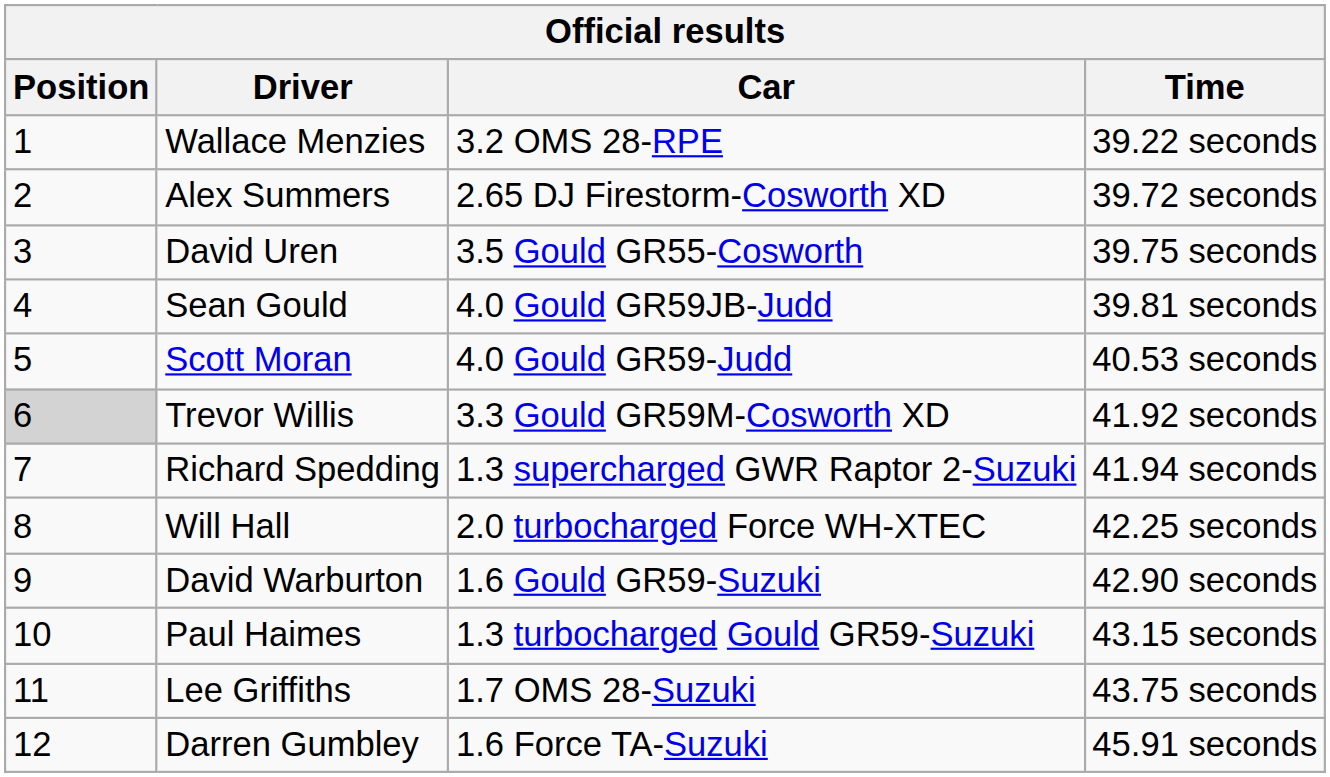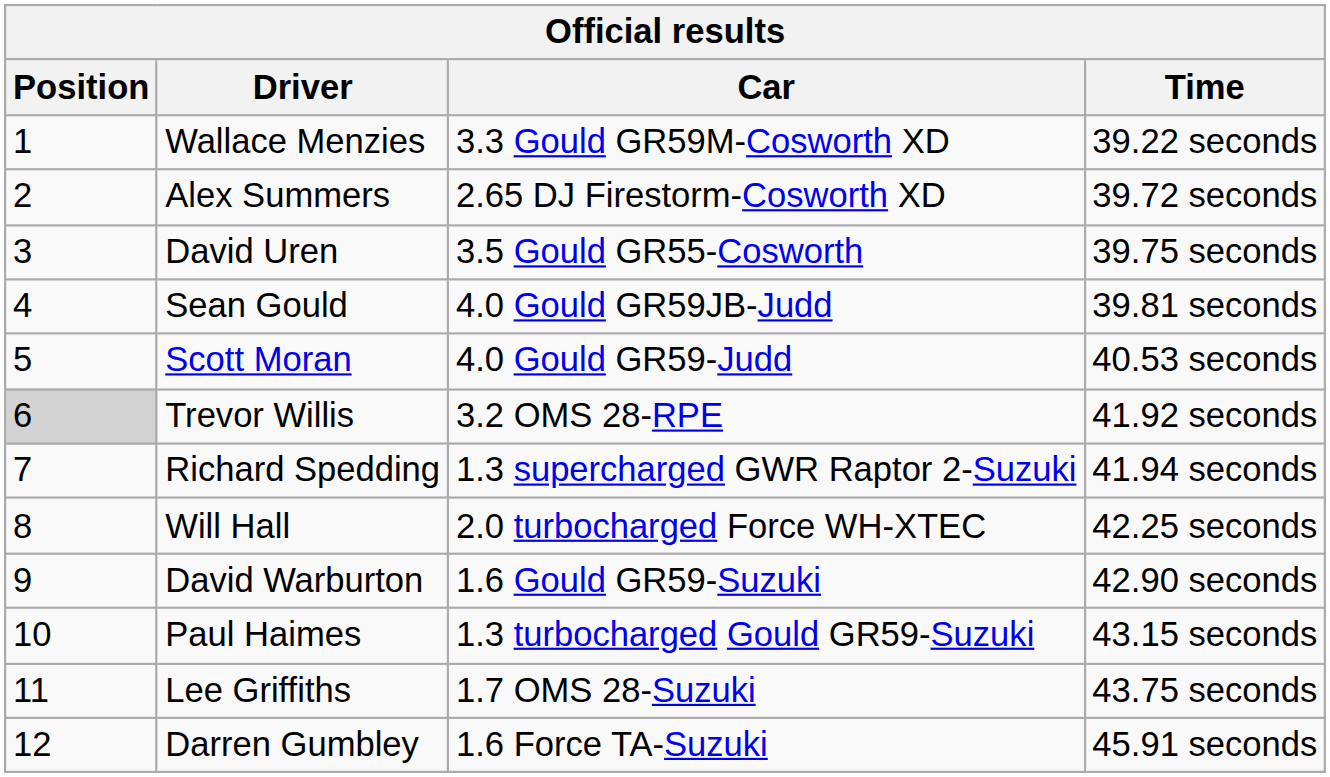(589, 141) 3.2 OMS 28-RPE -> (703, 141) 3.3 Gould GR59M-Cosworth XD
(703, 415) 3.3 Gould GR59M-Cosworth XD -> (589, 415) 3.2 OMS 28-RPE
